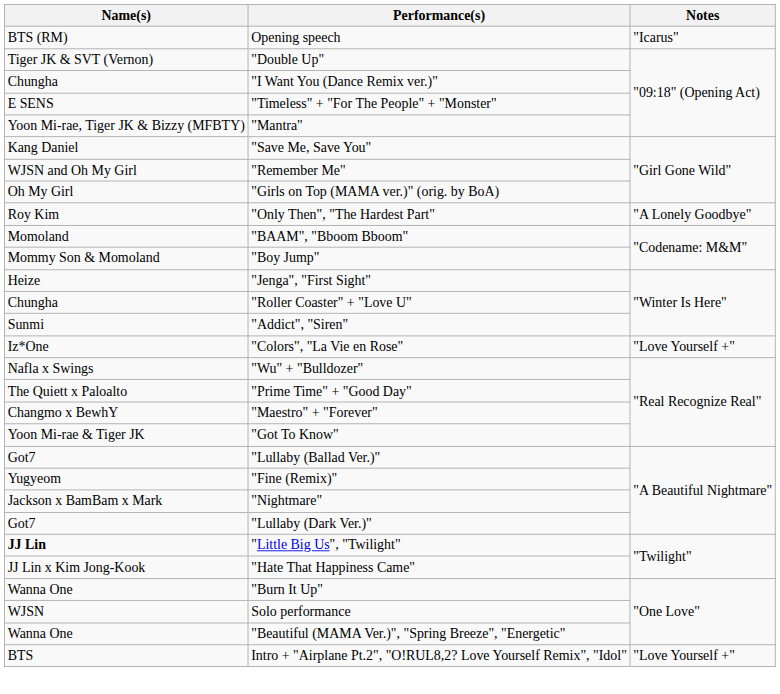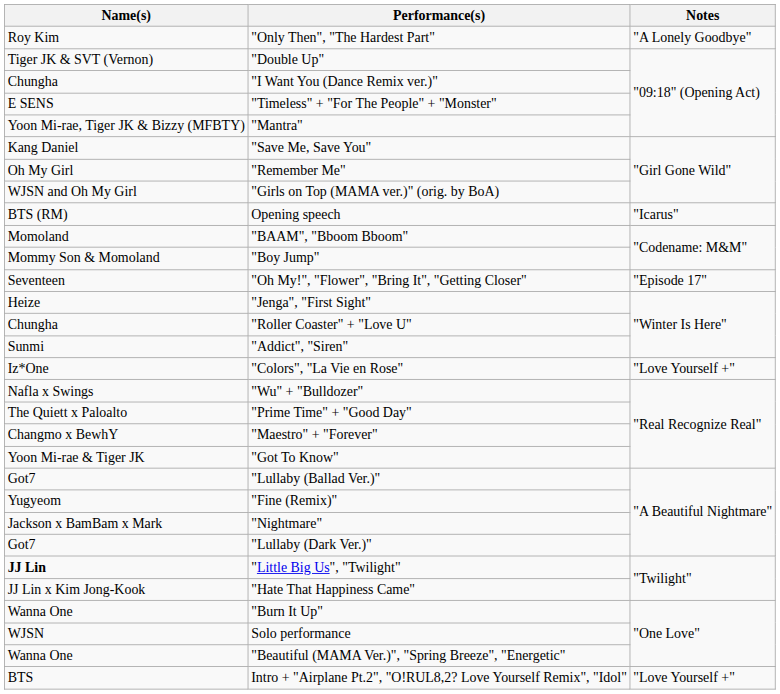rows swapped: (296, 37) <-> (343, 214)
(72, 170) WJSN and Oh My Girl -> (41, 170) Oh My Girl
(41, 192) Oh My Girl -> (72, 192) WJSN and Oh My Girl
+ row: (389, 280)
